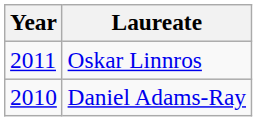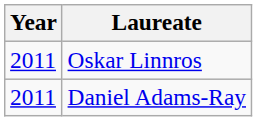(33, 97) 2010 -> (33, 97) 2011
